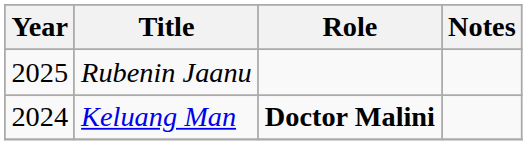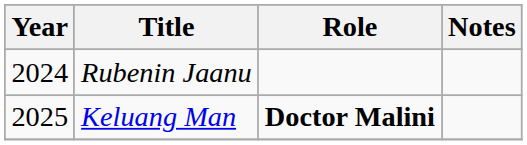(40, 71) 2025 -> (40, 71) 2024
(40, 116) 2024 -> (40, 116) 2025
